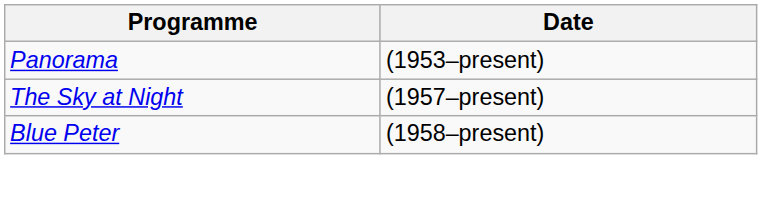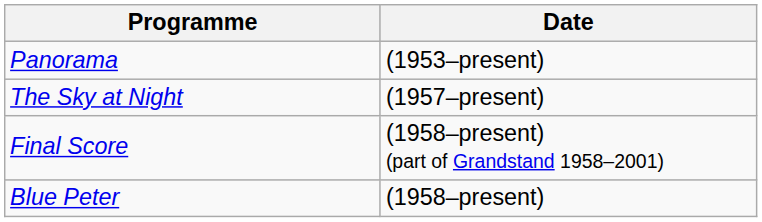+ row: (69, 147)
